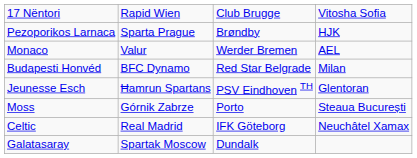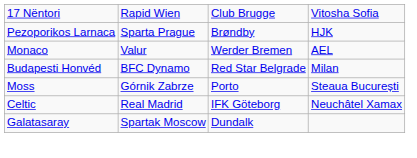- row: (46, 88)
